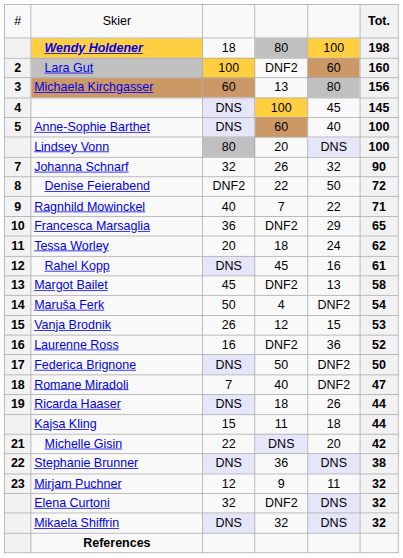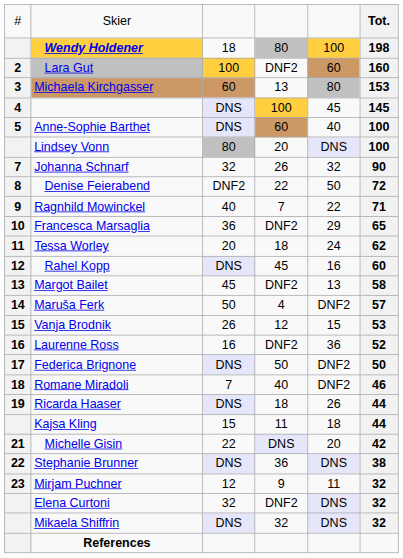(379, 87) 156 -> (379, 87) 153
(379, 265) 61 -> (379, 265) 60
(379, 305) 54 -> (379, 305) 57
(379, 384) 47 -> (379, 384) 46
